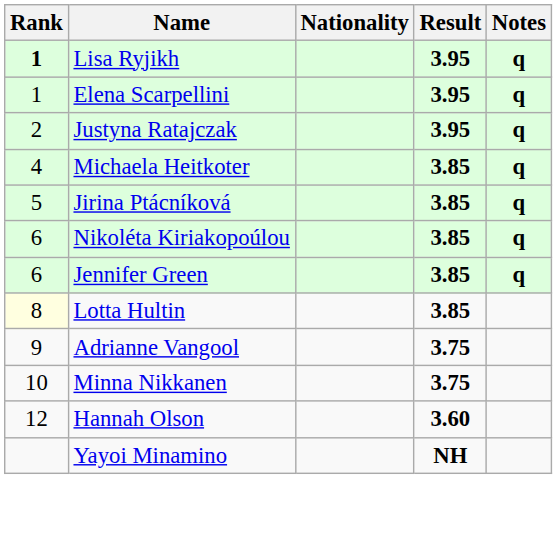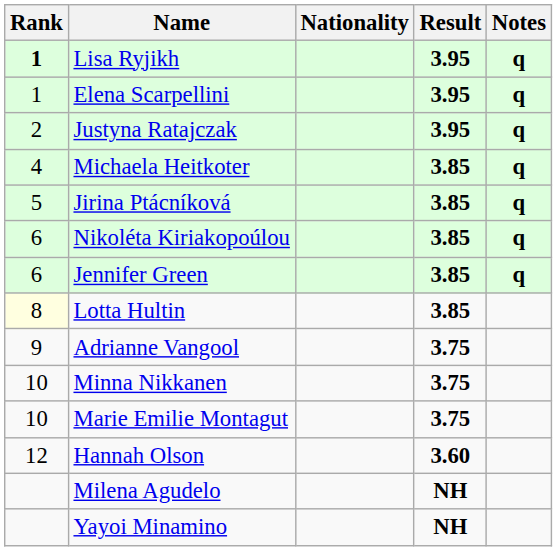+ row: (181, 418)
+ row: (147, 490)
